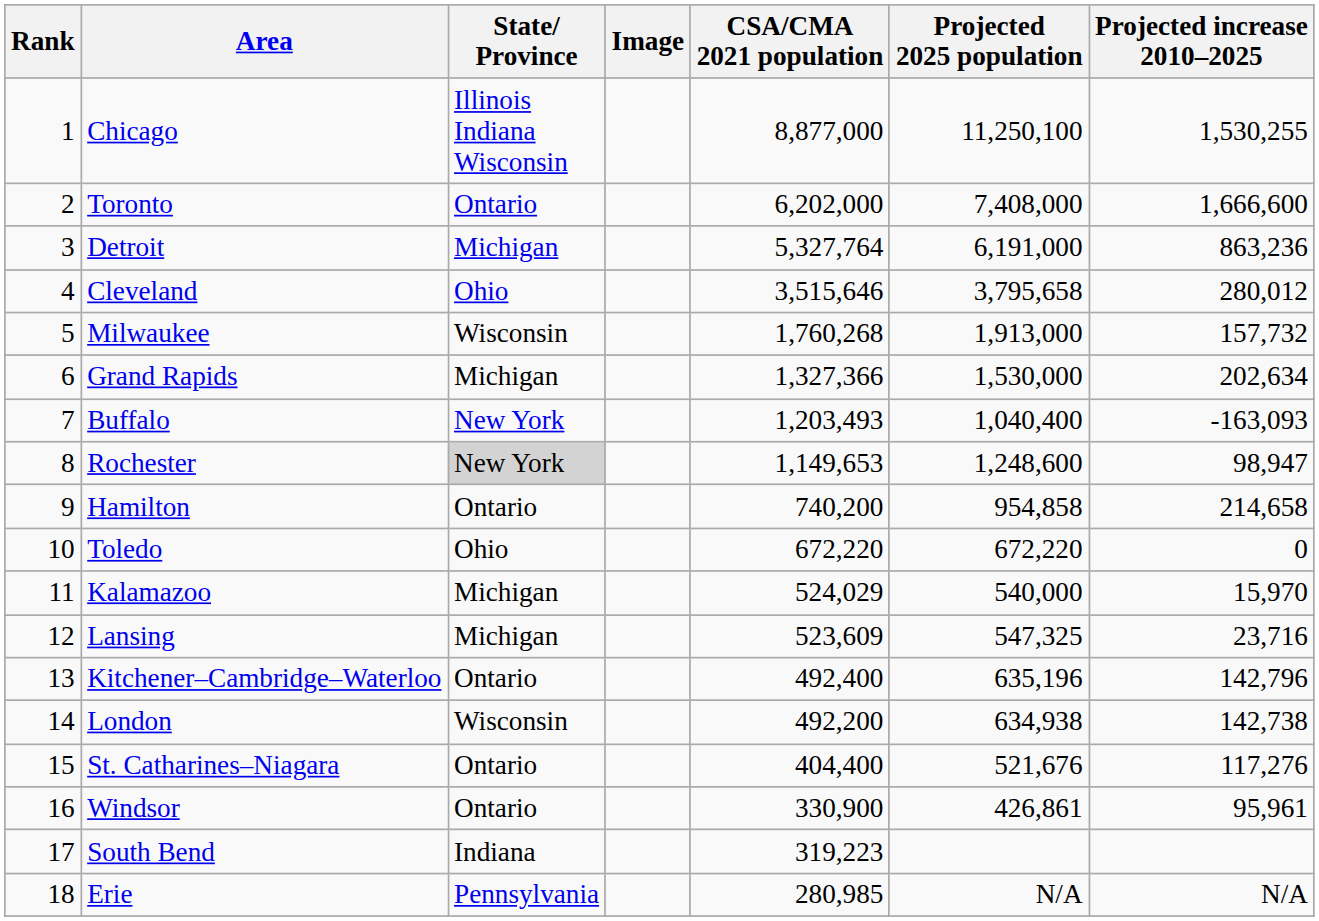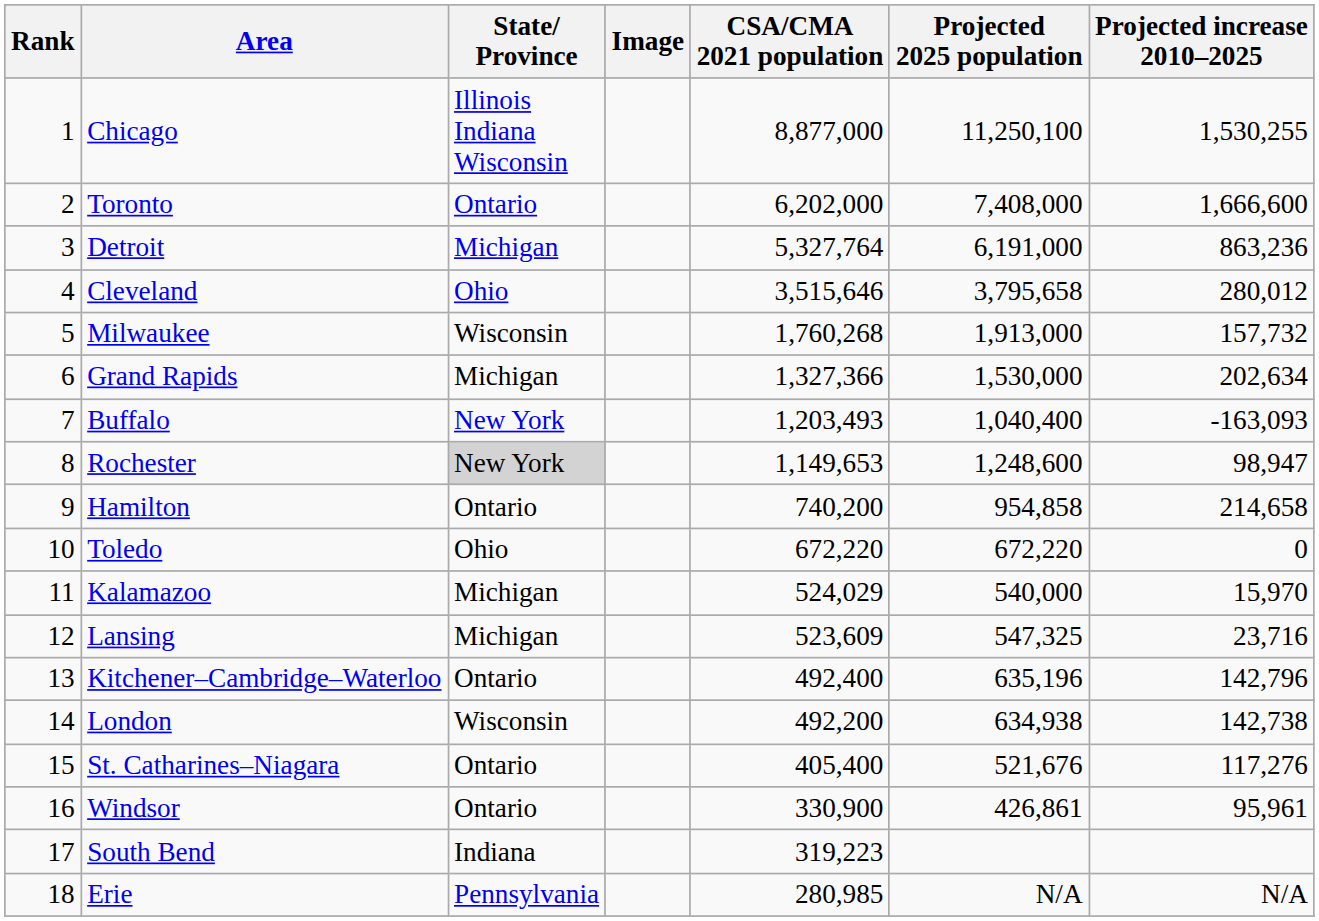(839, 764) 404,400 -> (839, 764) 405,400
